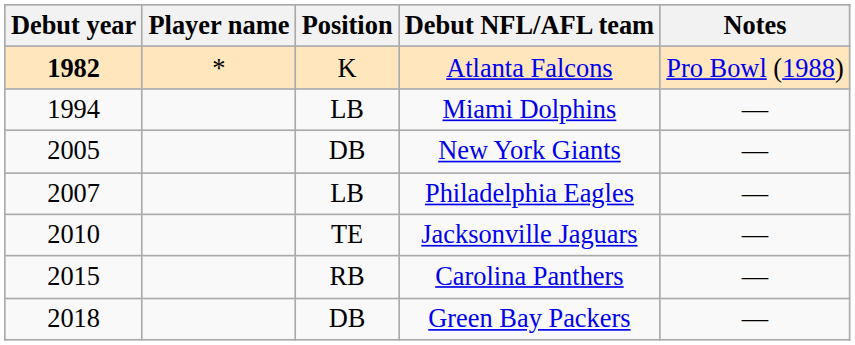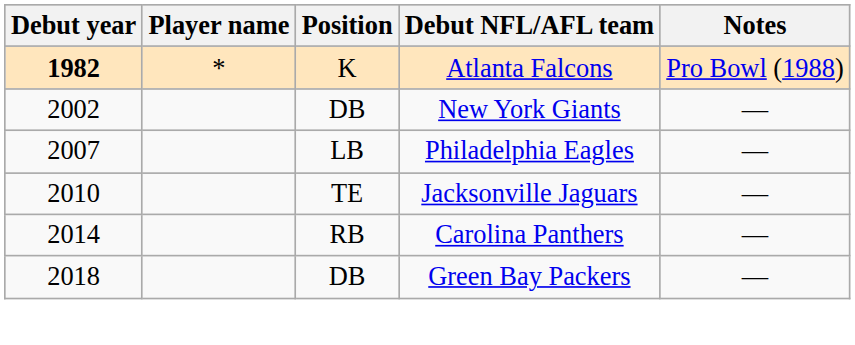- row: (529, 109)
(74, 151) 2005 -> (74, 109) 2002
(74, 276) 2015 -> (74, 234) 2014
